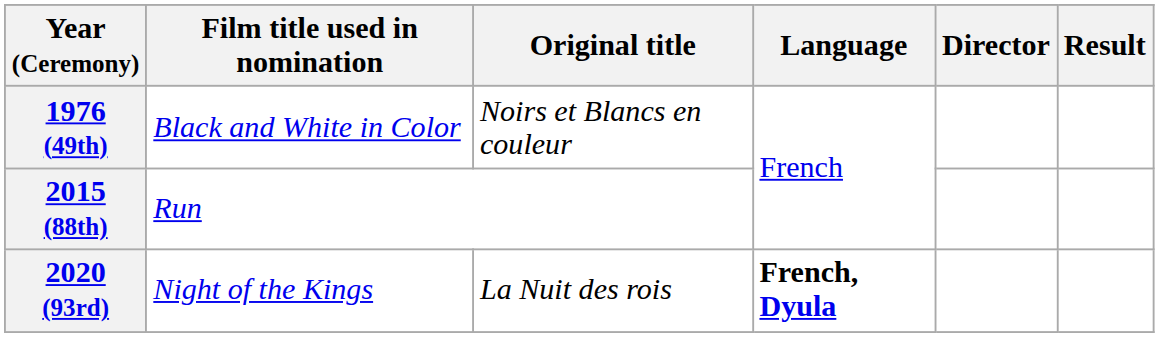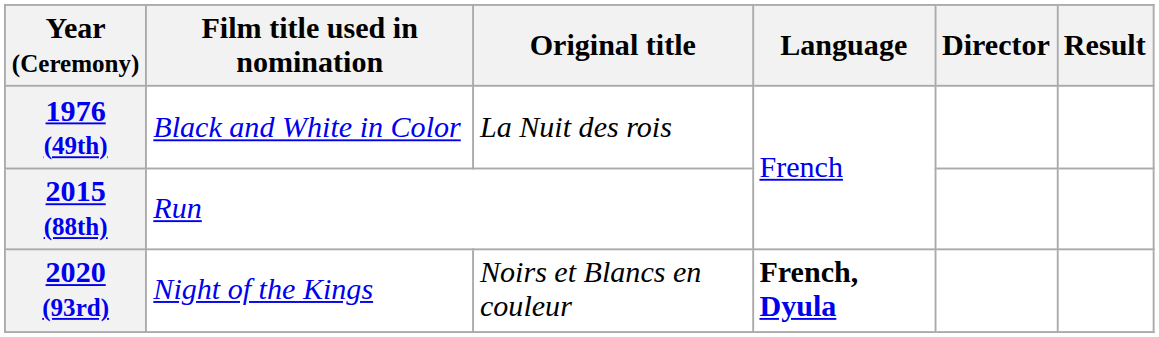(591, 126) Noirs et Blancs en couleur -> (576, 126) La Nuit des rois
(576, 289) La Nuit des rois -> (591, 289) Noirs et Blancs en couleur
